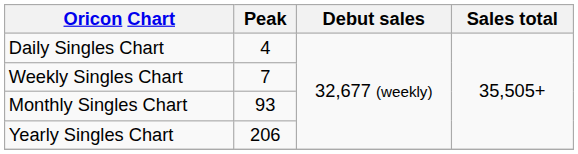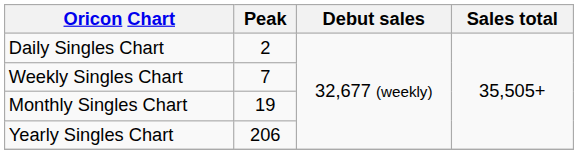(265, 47) 4 -> (265, 47) 2
(265, 105) 93 -> (265, 105) 19
